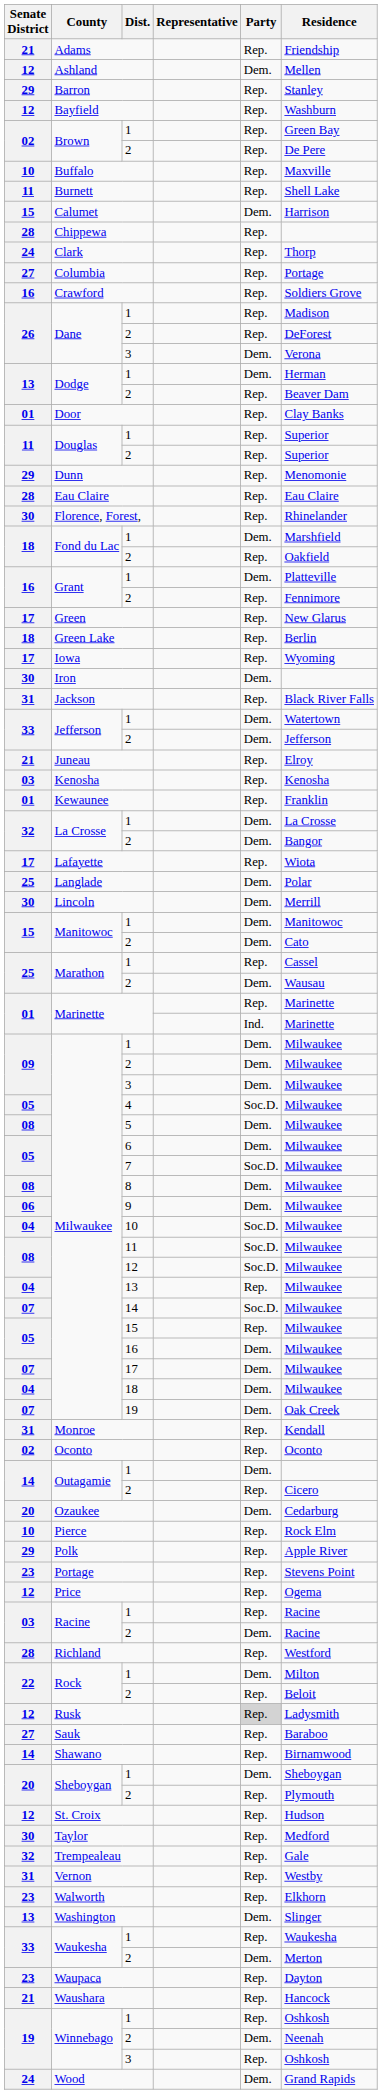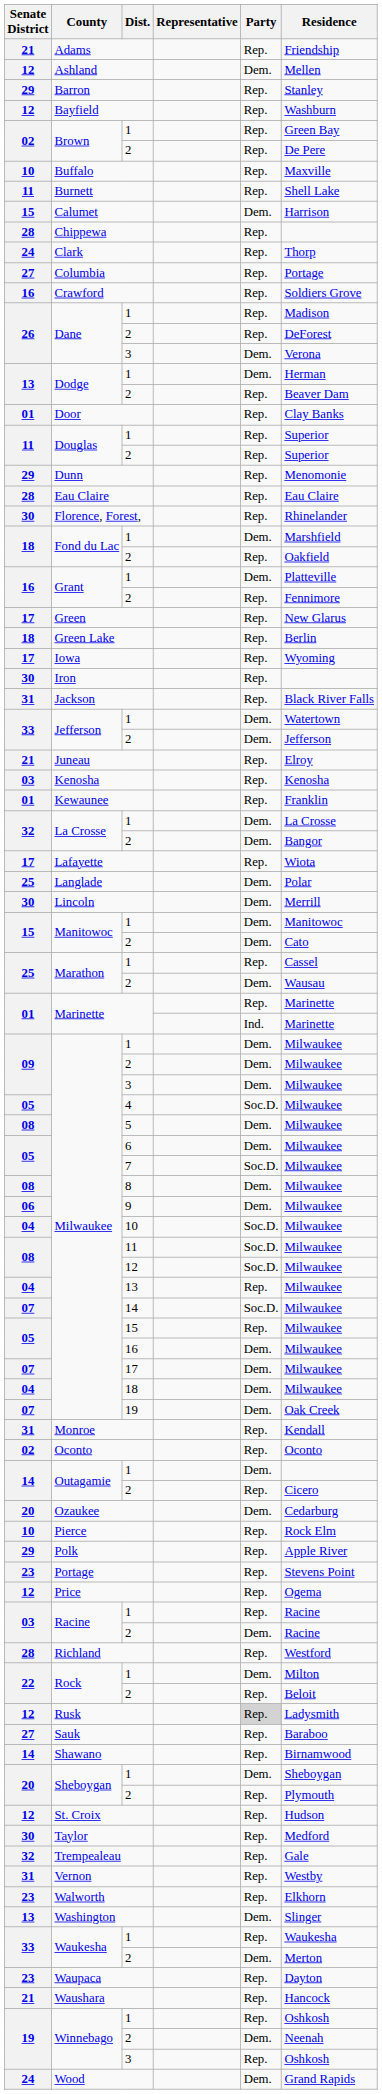(258, 678) Dem. -> (256, 678) Rep.
